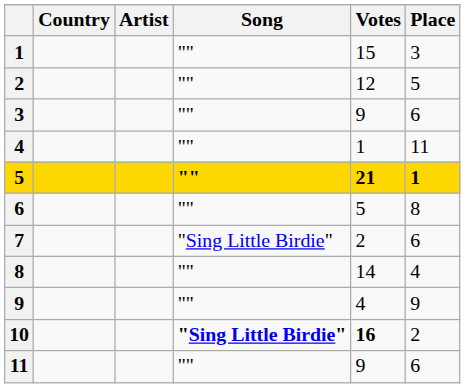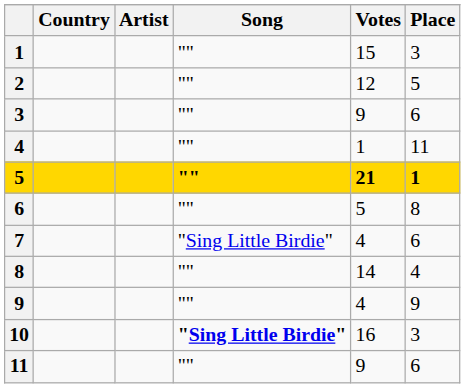(360, 240) 2 -> (360, 240) 4
(365, 334) bold -> (365, 334) normal
(415, 334) 2 -> (415, 334) 3
